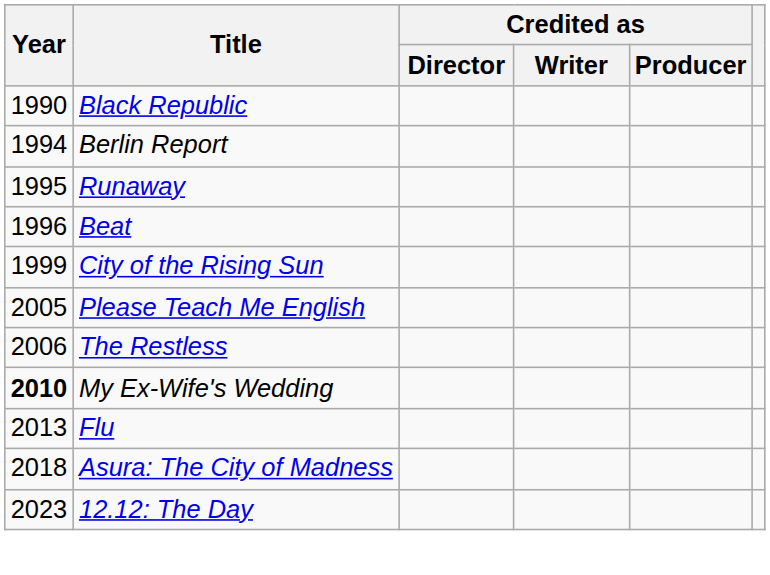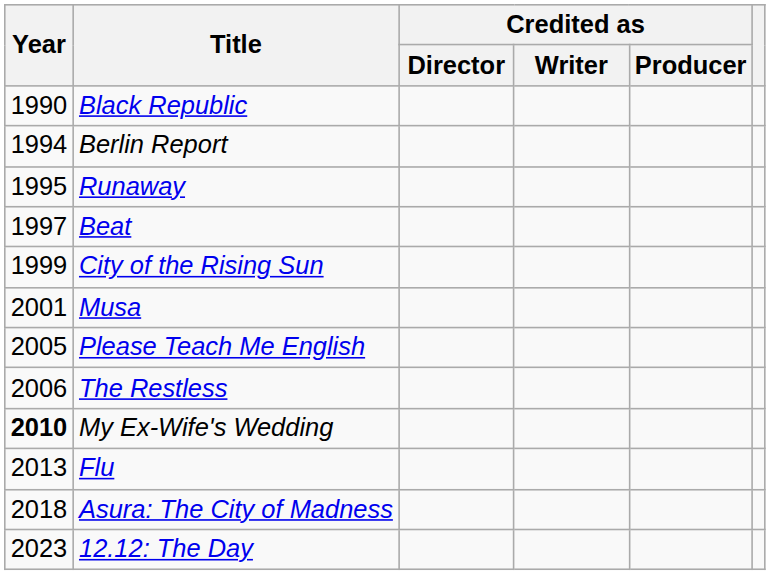(39, 226) 1996 -> (39, 226) 1997
+ row: (110, 307)
